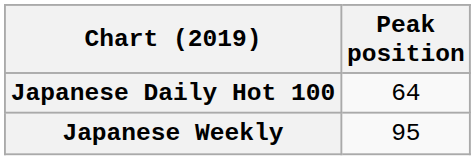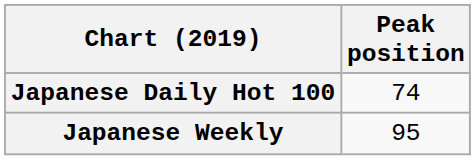(406, 93) 64 -> (406, 93) 74
